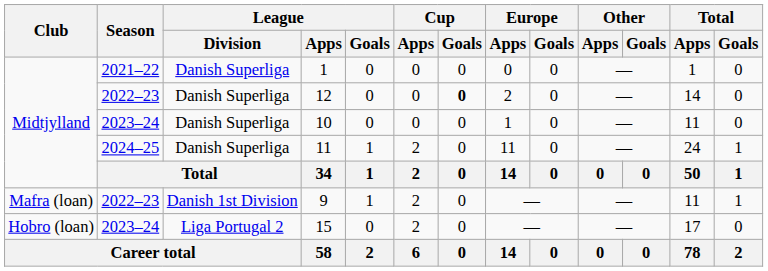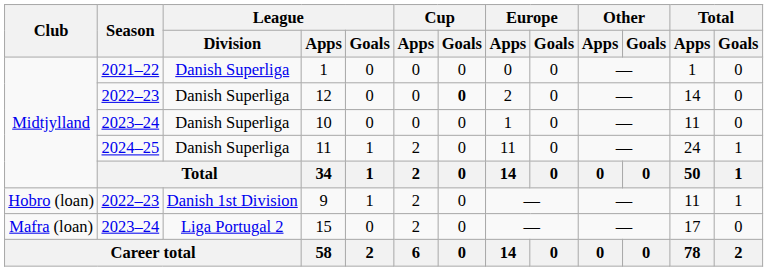(51, 200) Mafra (loan) -> (51, 200) Hobro (loan)
(51, 226) Hobro (loan) -> (51, 226) Mafra (loan)
